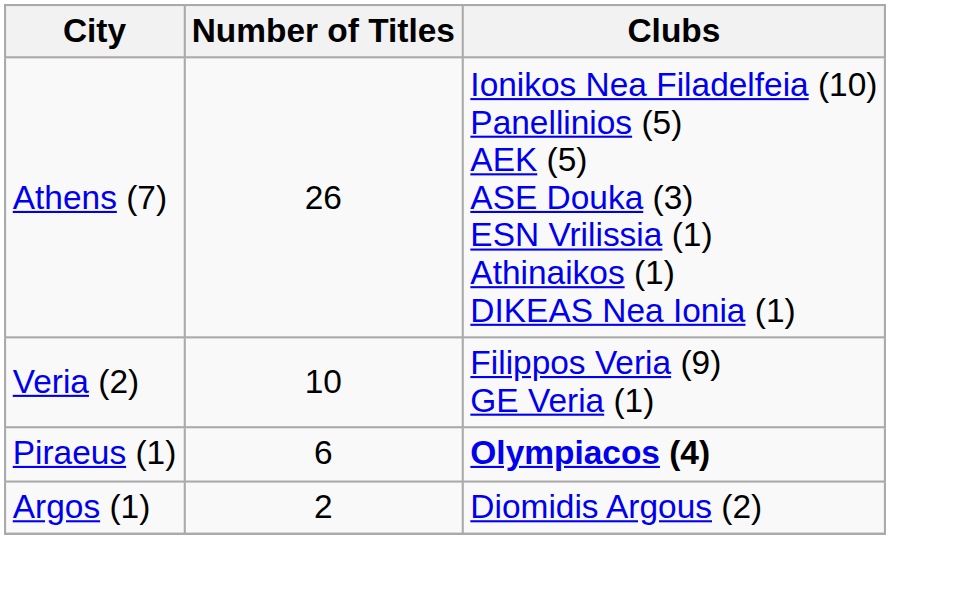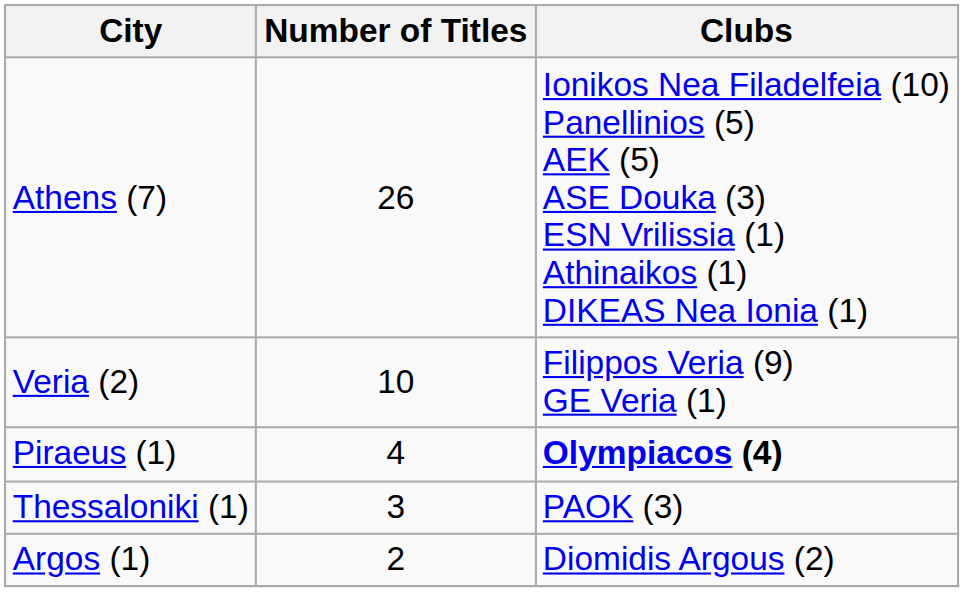(323, 453) 6 -> (396, 453) 4
+ row: (131, 506)
